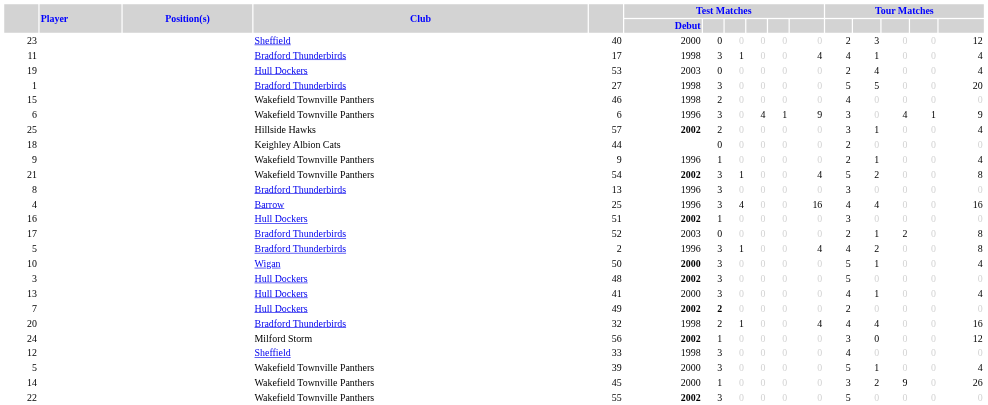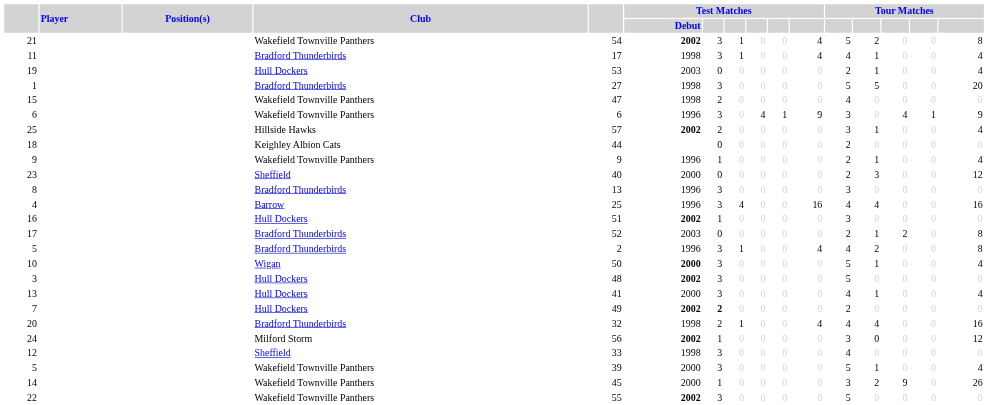rows swapped: (32, 41) <-> (32, 174)
(877, 70) 4 -> (877, 70) 1
(617, 100) 46 -> (617, 100) 47
